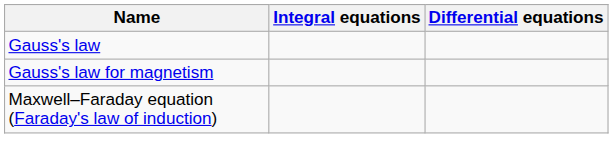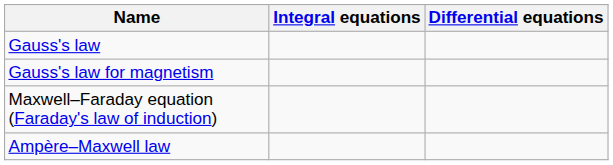+ row: (89, 145)
